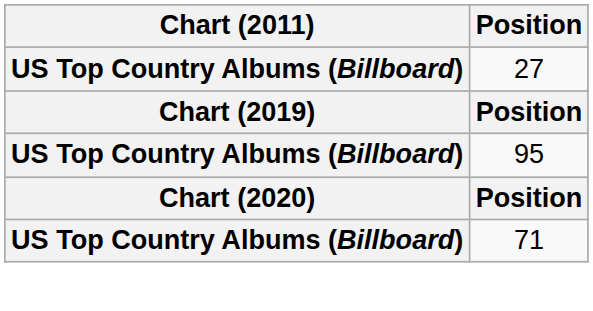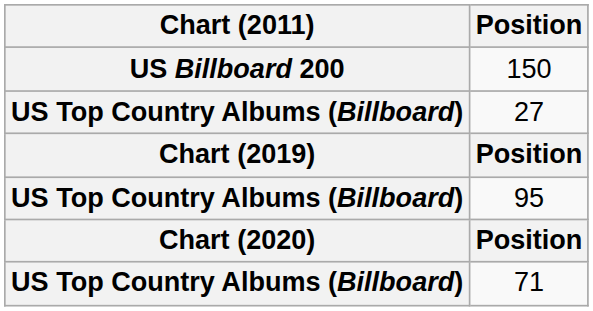+ row: (529, 68)
